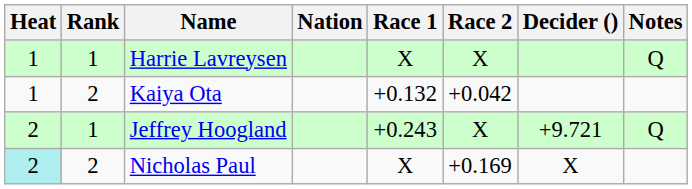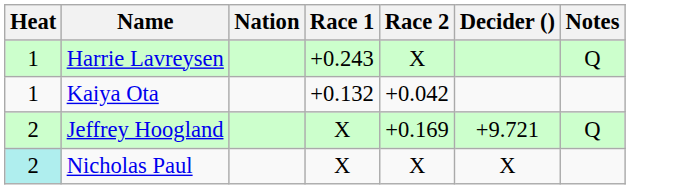- column: (93, 22)
(405, 58) X -> (342, 58) +0.243
(405, 129) +0.243 -> (342, 129) X
(480, 129) X -> (417, 129) +0.169
(480, 165) +0.169 -> (417, 165) X
